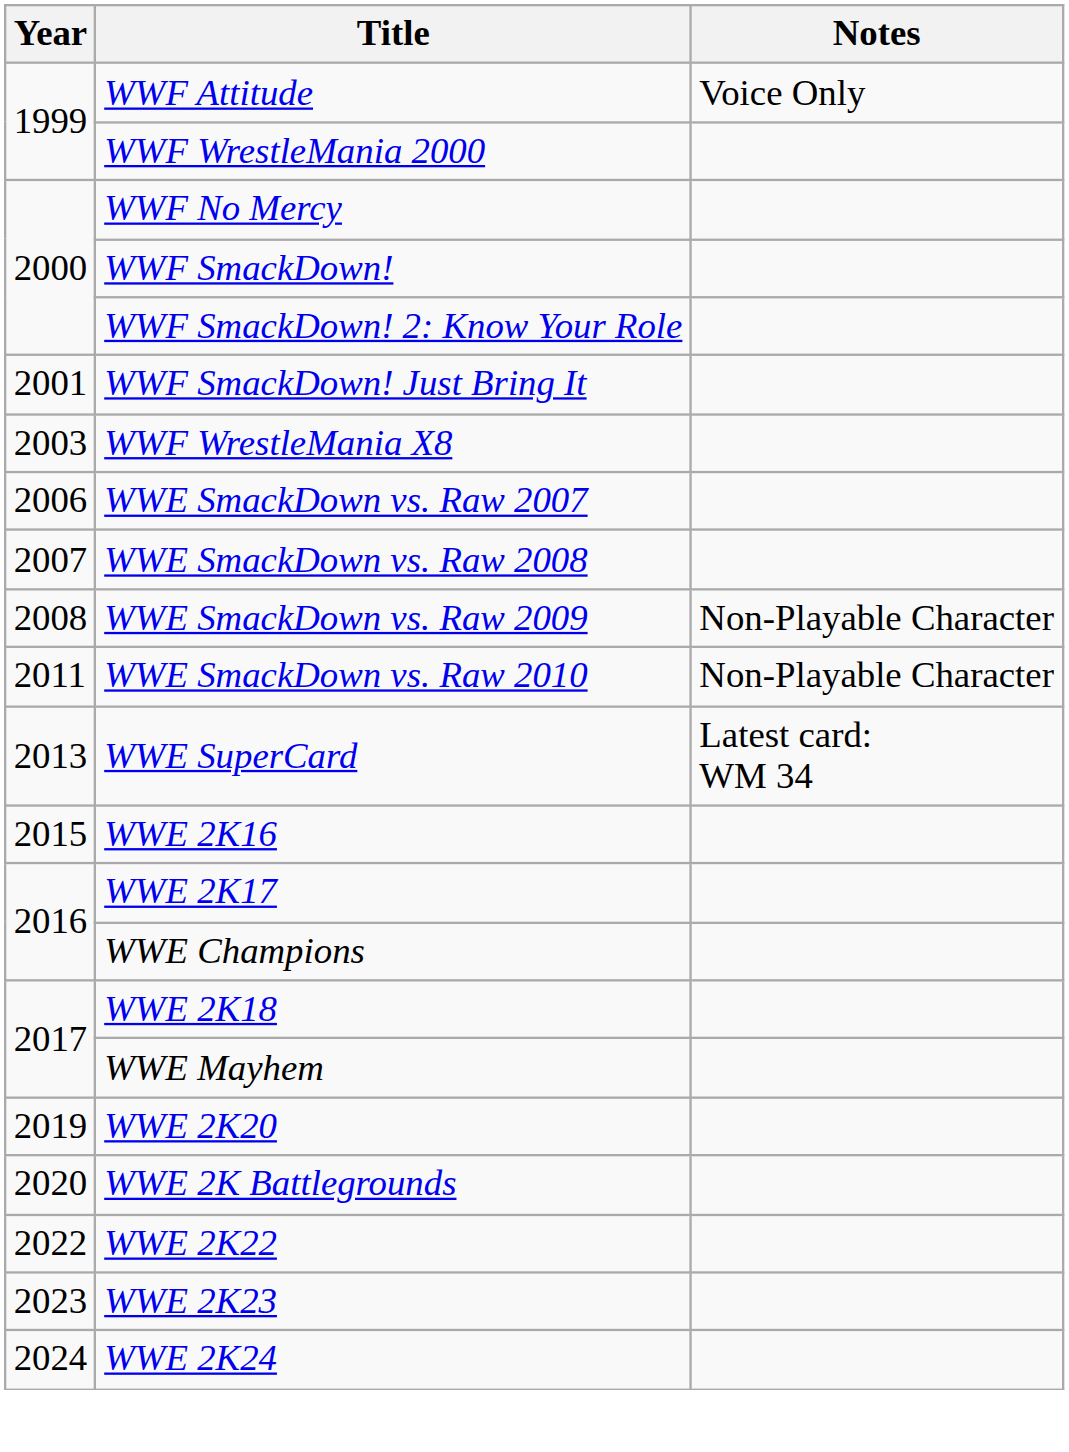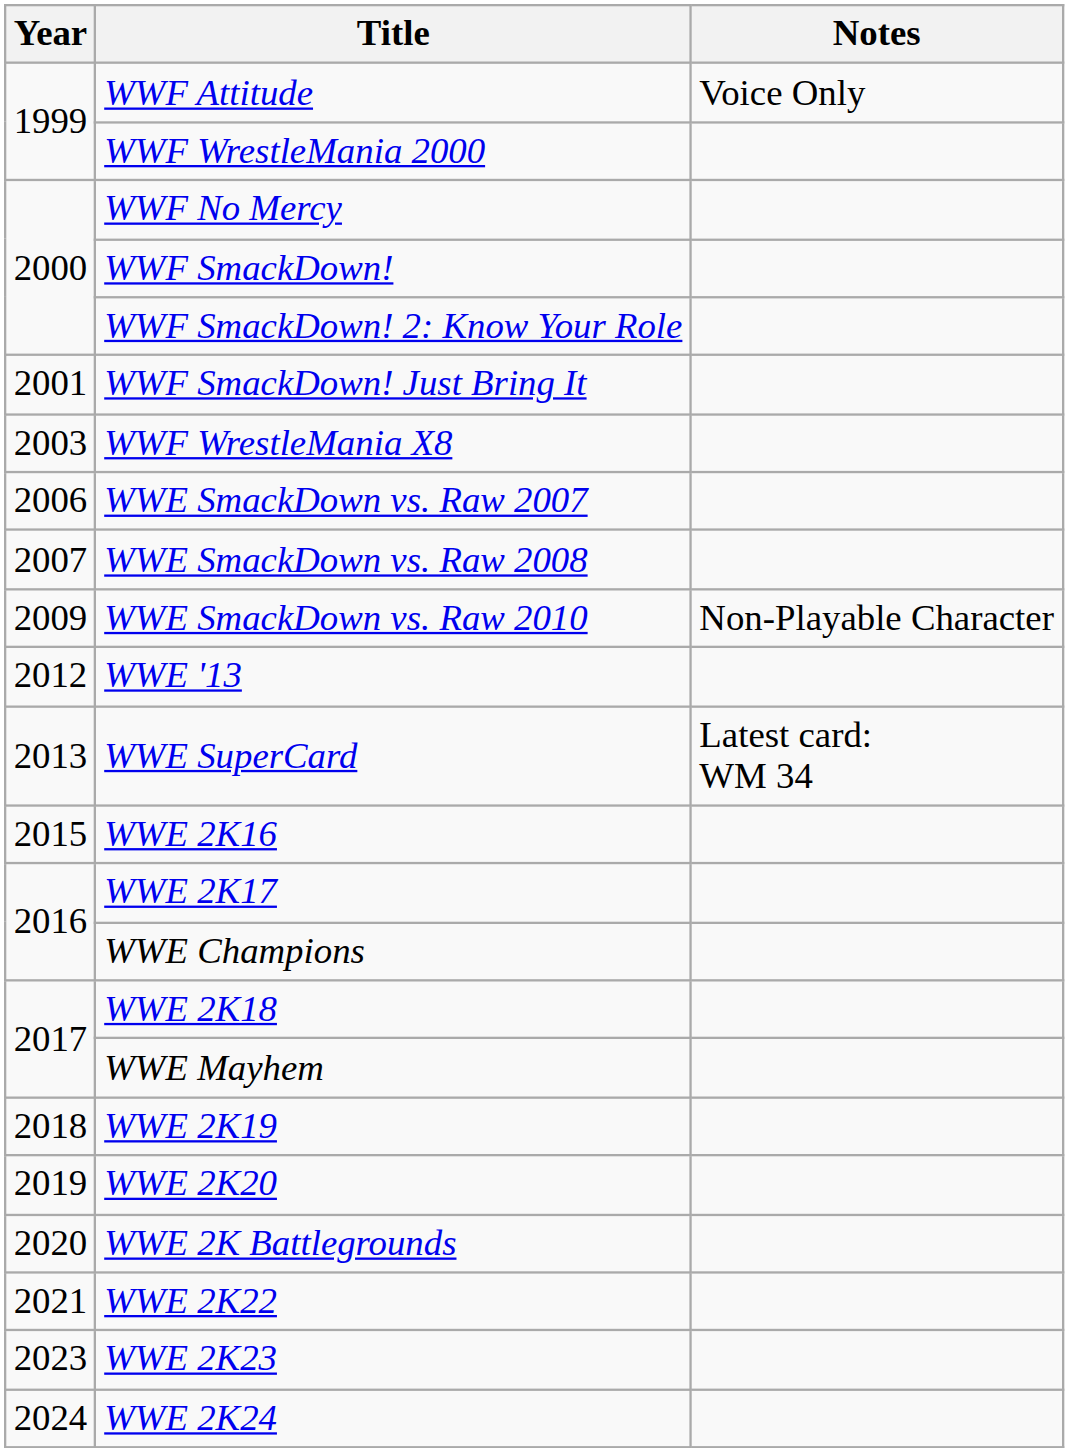- row: (346, 617)
(50, 675) 2011 -> (50, 617) 2009
+ row: (173, 675)
+ row: (191, 1125)
(50, 1242) 2022 -> (50, 1300) 2021
